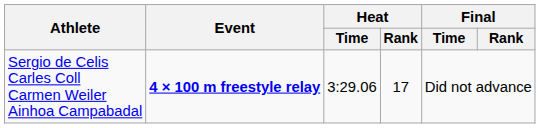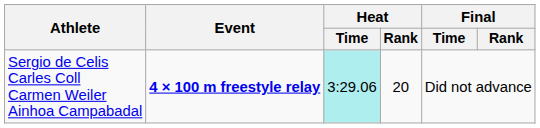(352, 87) no background -> (352, 87) paleturquoise background
(401, 87) 17 -> (401, 87) 20
